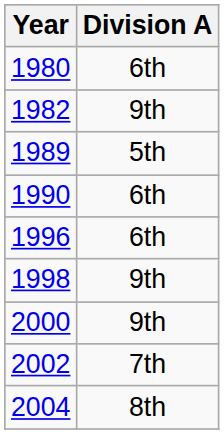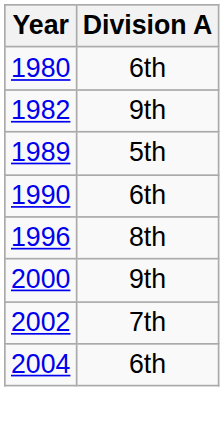(148, 237) 6th -> (148, 237) 8th
- row: (41, 279)
(148, 407) 8th -> (148, 364) 6th
